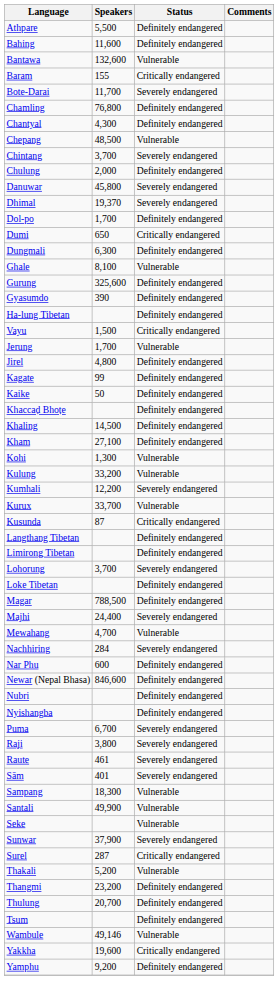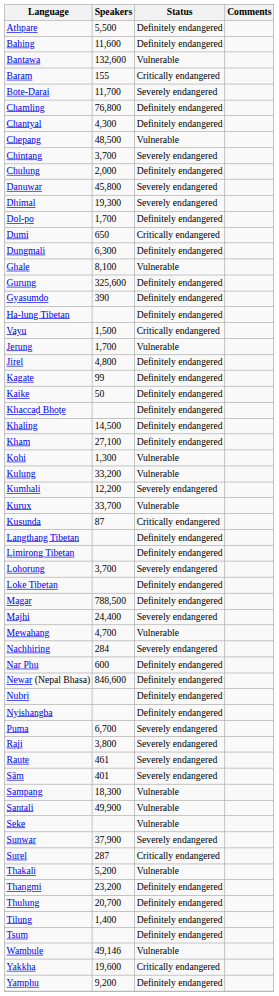(108, 203) 19,370 -> (108, 203) 19,300
+ row: (19, 919)
